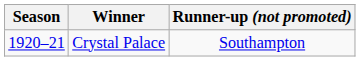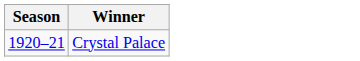- column: (262, 17)
